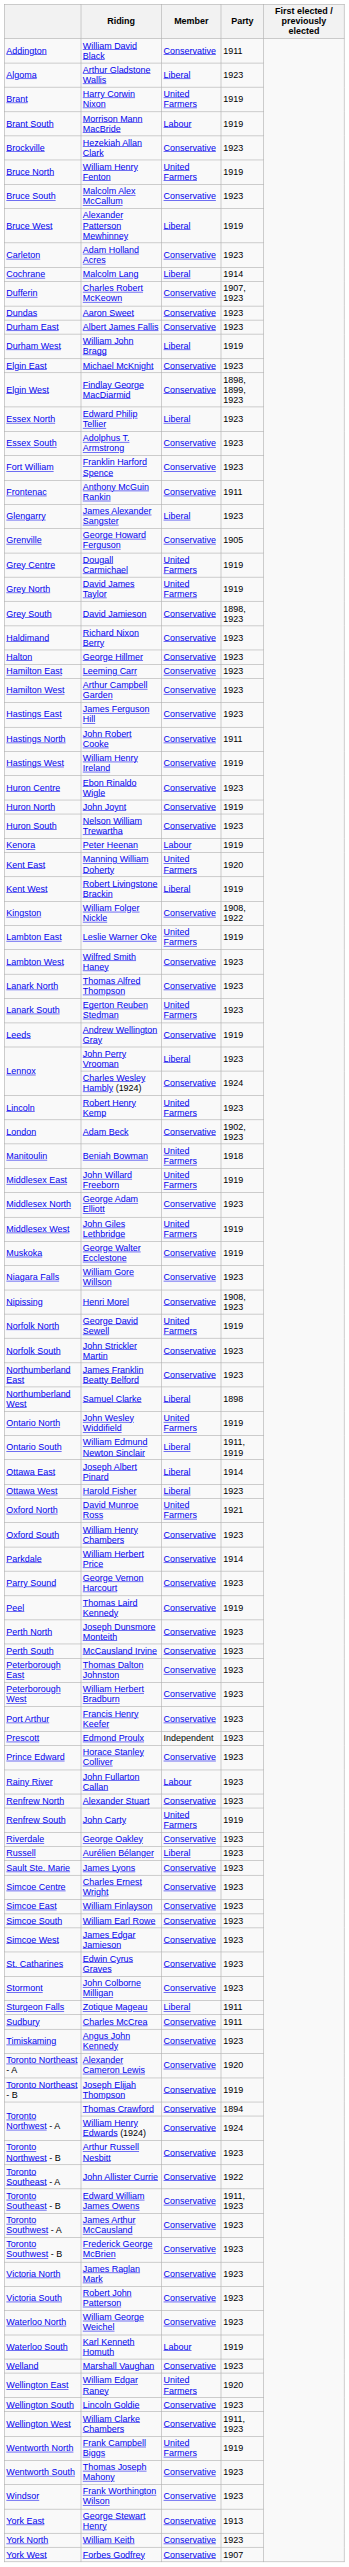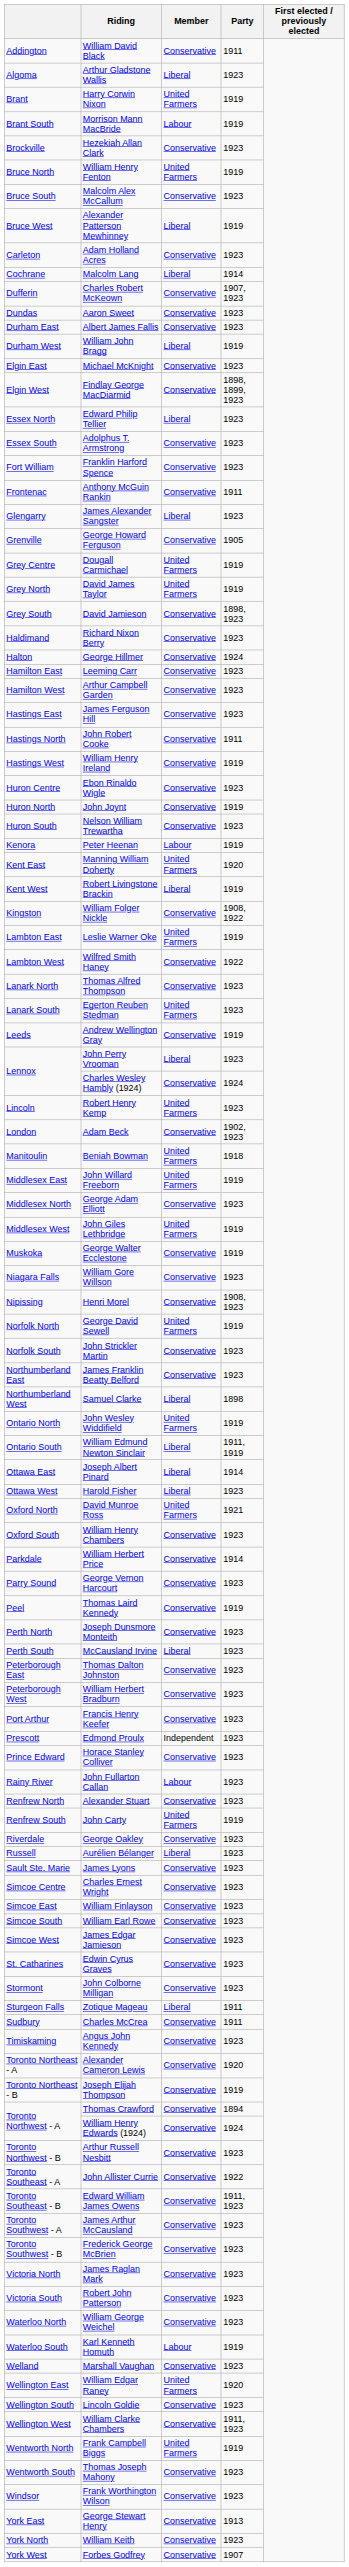(233, 657) 1923 -> (233, 657) 1924
(233, 962) 1923 -> (233, 962) 1922
(190, 1651) Conservative -> (177, 1651) Liberal
